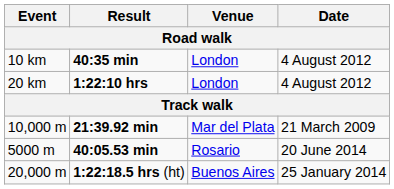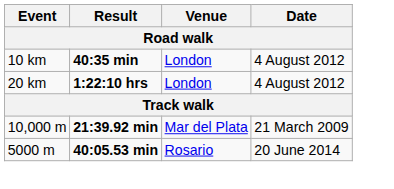- row: (129, 172)
